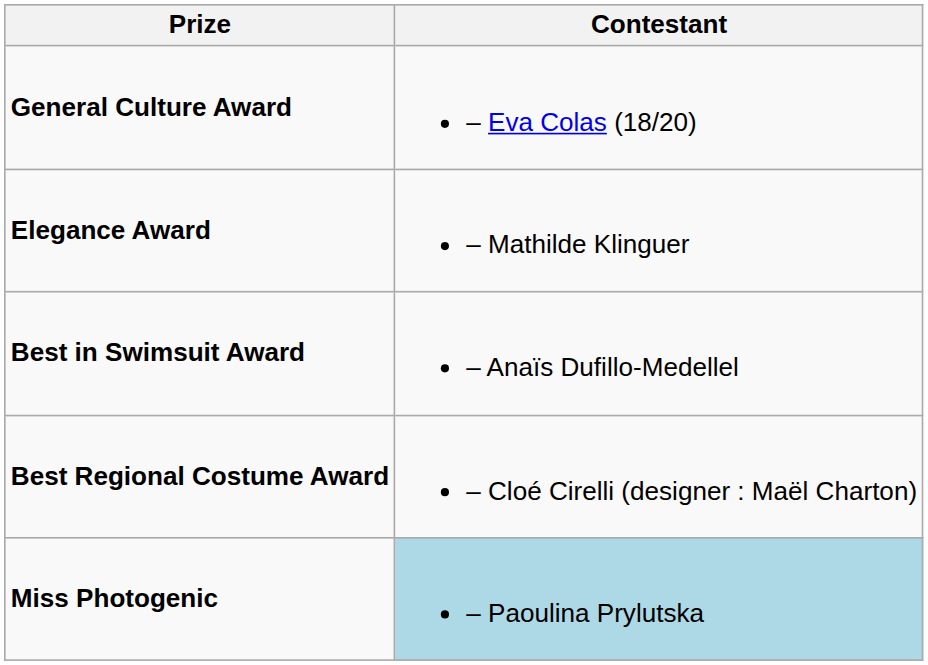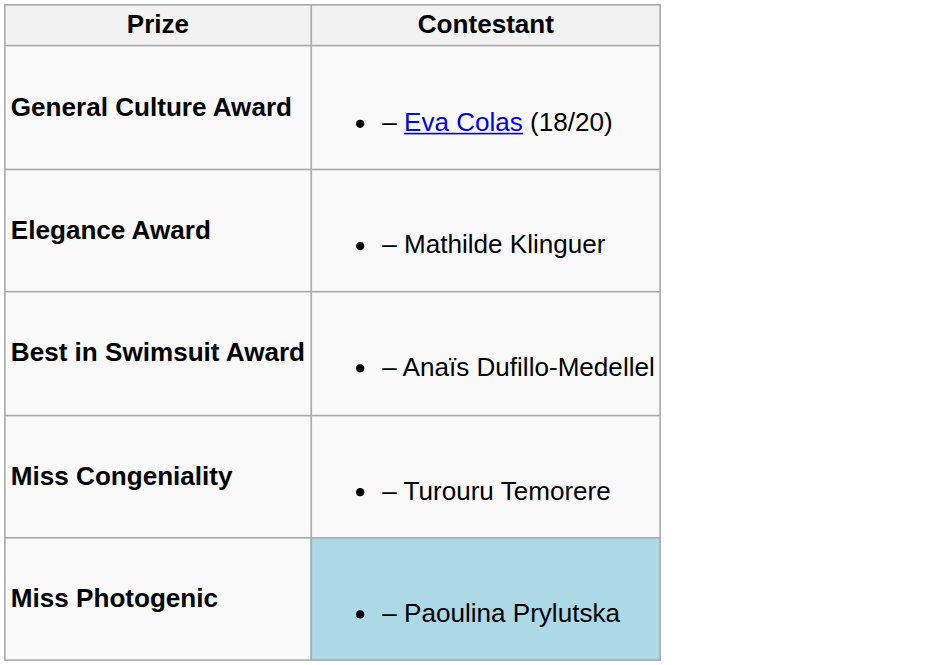- row: (200, 475)
+ row: (122, 475)
